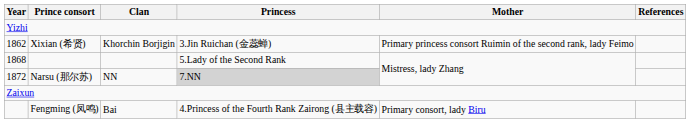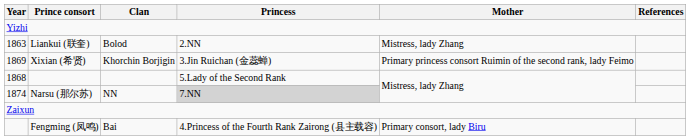+ row: (60, 43)
(16, 44) 1862 -> (16, 61) 1869
(16, 76) 1872 -> (16, 94) 1874
